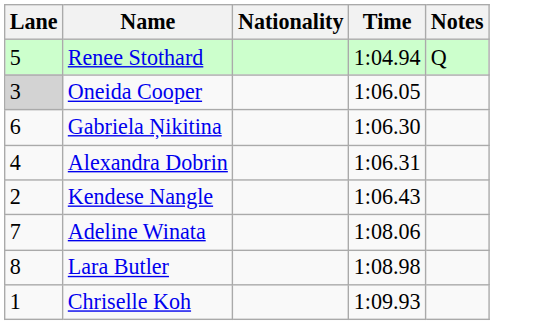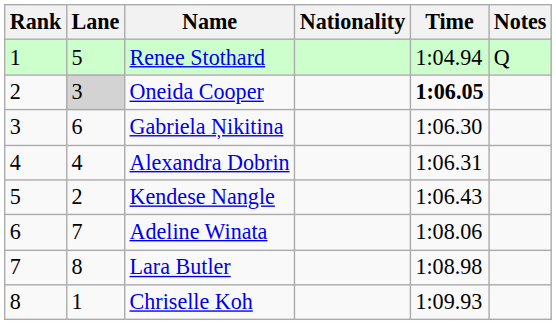+ column: (36, 22)
(387, 92) normal -> (449, 92) bold
